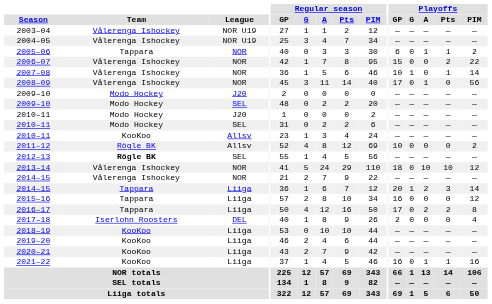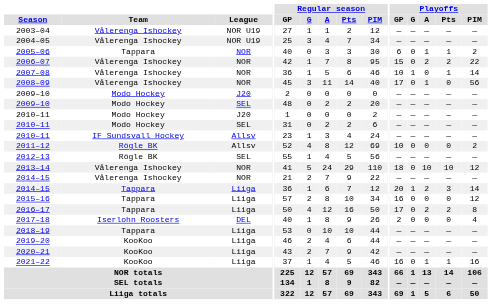(426, 62) 0 -> (427, 62) 2
(136, 136) KooKoo -> (138, 136) IF Sundsvall Hockey
(136, 157) bold -> (138, 157) normal
(136, 231) KooKoo -> (138, 231) Tappara
